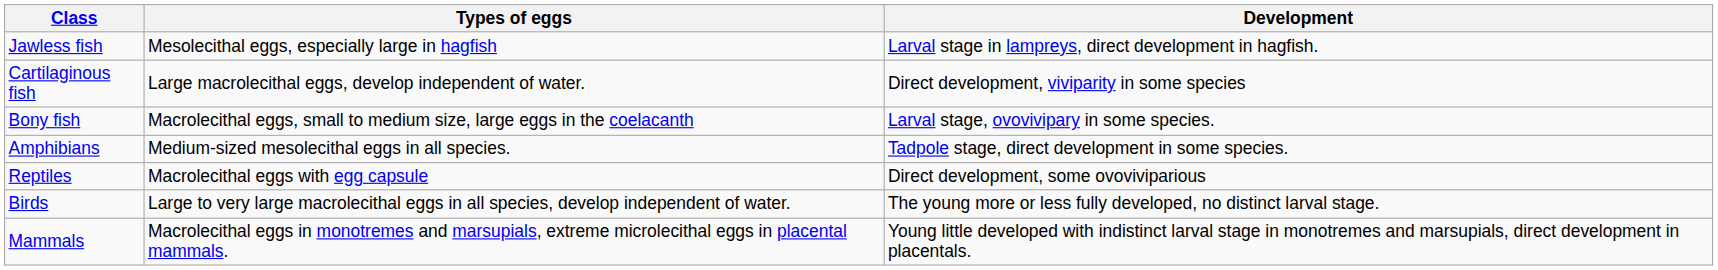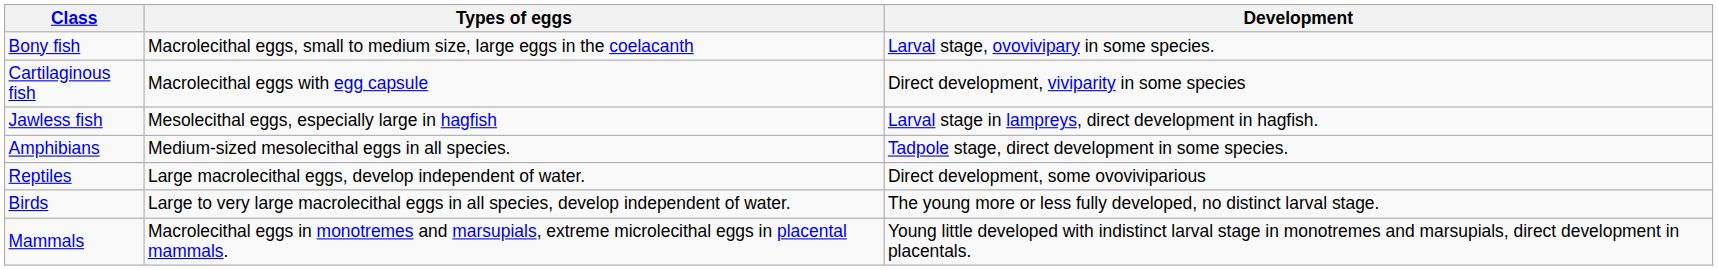rows swapped: (56, 45) <-> (44, 120)
(367, 83) Large macrolecithal eggs, develop independent of water. -> (288, 83) Macrolecithal eggs with egg capsule
(288, 176) Macrolecithal eggs with egg capsule -> (367, 176) Large macrolecithal eggs, develop independent of water.
